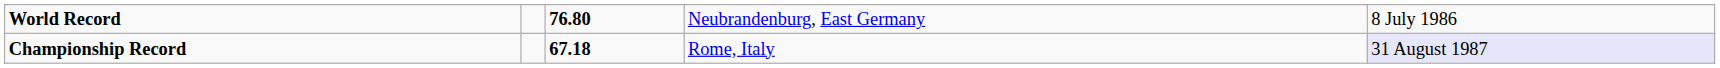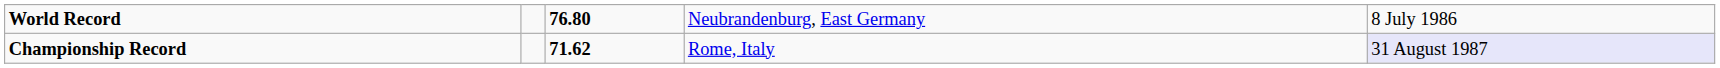(570, 48) 67.18 -> (570, 48) 71.62
